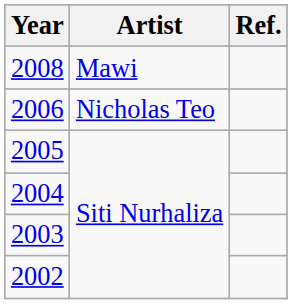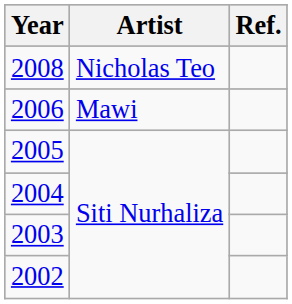(107, 67) Mawi -> (145, 67) Nicholas Teo
(145, 109) Nicholas Teo -> (107, 109) Mawi
